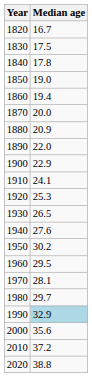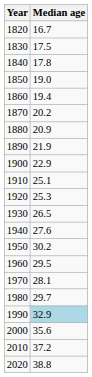(42, 113) 20.0 -> (42, 113) 20.2
(42, 146) 22.0 -> (42, 146) 21.9
(42, 180) 24.1 -> (42, 180) 25.1
